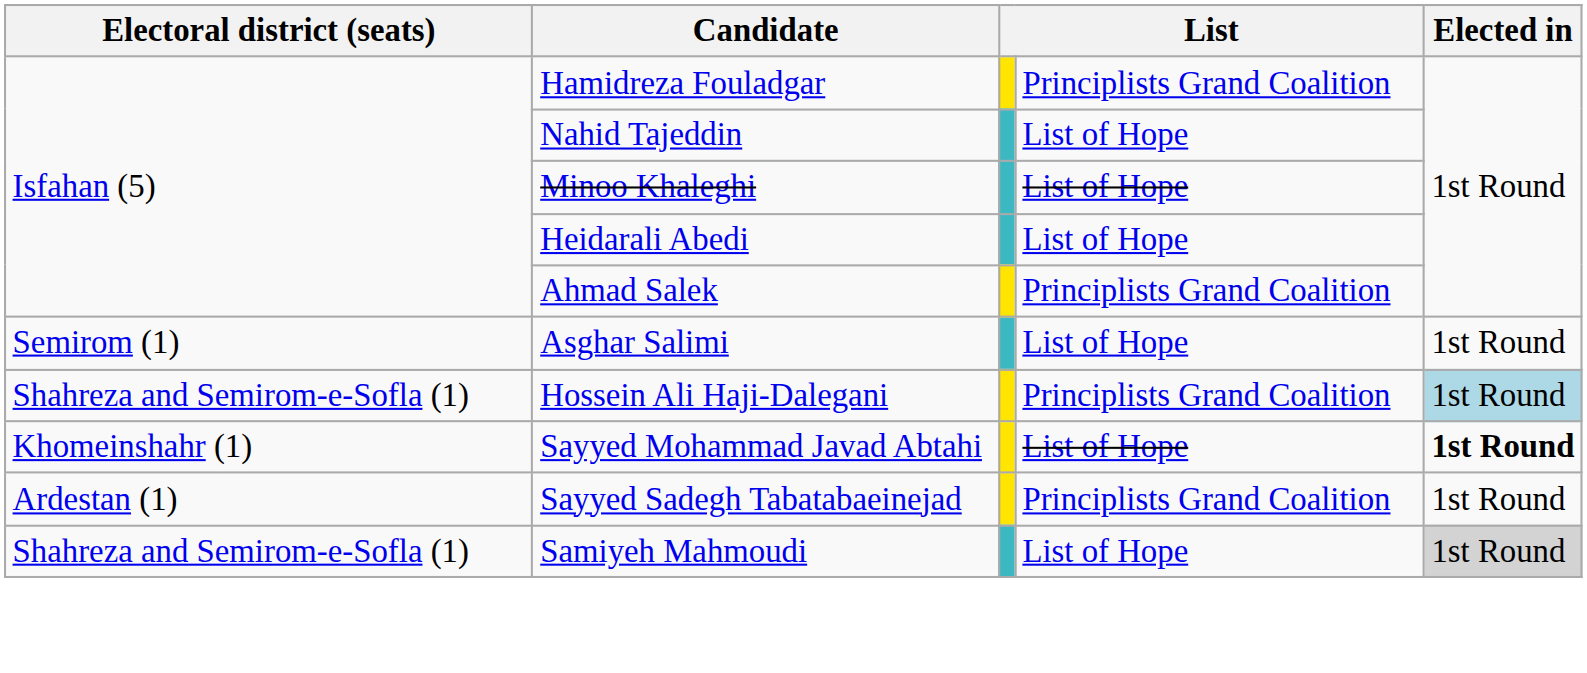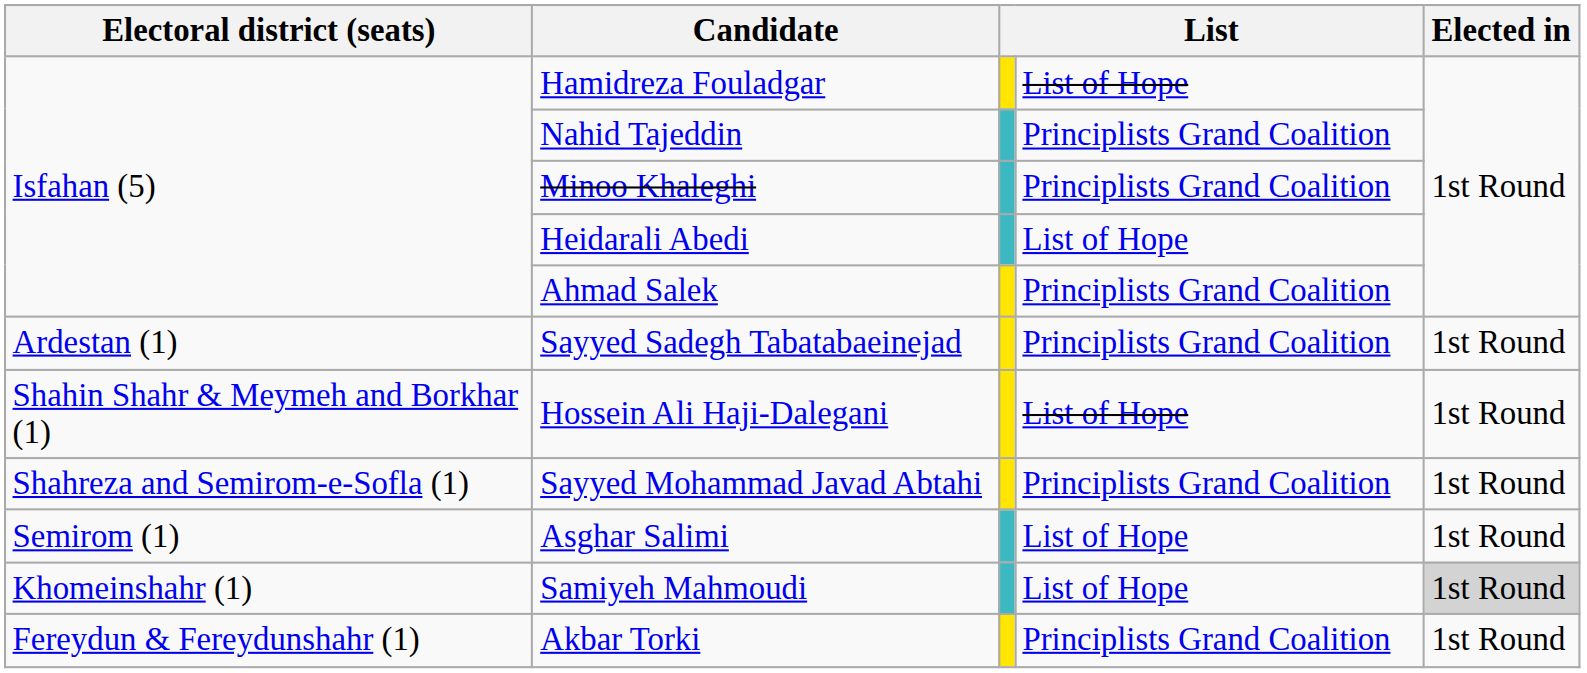(1206, 82) Principlists Grand Coalition -> (1105, 82) List of Hope
(1105, 134) List of Hope -> (1206, 134) Principlists Grand Coalition
(1105, 186) List of Hope -> (1206, 186) Principlists Grand Coalition
rows swapped: (751, 498) <-> (635, 342)
(241, 394) Shahreza and Semirom-e-Sofla (1) -> (265, 413) Shahin Shahr & Meymeh and Borkhar (1)
(1206, 394) Principlists Grand Coalition -> (1105, 413) List of Hope
(1498, 394) lightblue background -> (1498, 413) no background
(132, 446) Khomeinshahr (1) -> (241, 483) Shahreza and Semirom-e-Sofla (1)
(1105, 446) List of Hope -> (1206, 483) Principlists Grand Coalition
(1503, 446) bold -> (1498, 483) normal
(241, 550) Shahreza and Semirom-e-Sofla (1) -> (132, 587) Khomeinshahr (1)
+ row: (620, 639)
